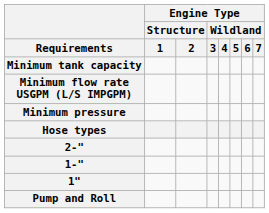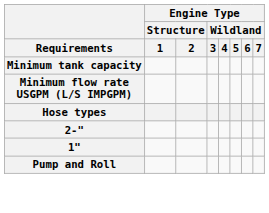- row: (74, 112)
- row: (74, 164)
